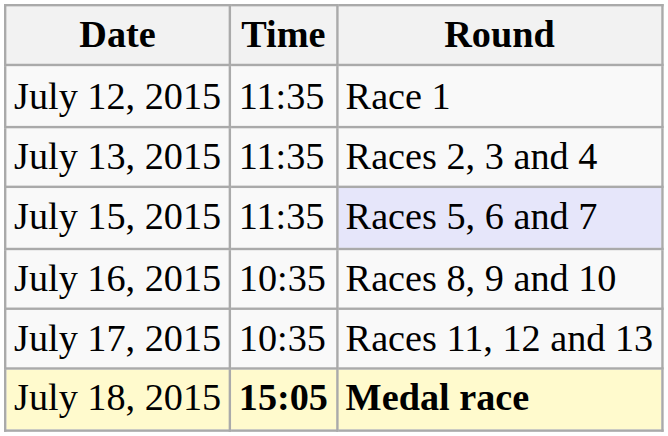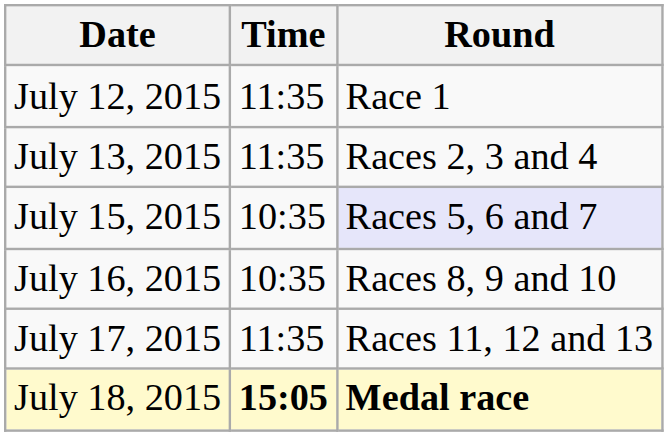(282, 216) 11:35 -> (282, 216) 10:35
(282, 338) 10:35 -> (282, 338) 11:35
